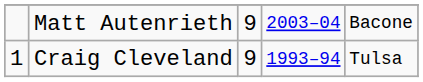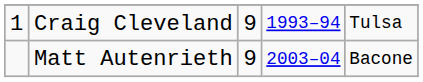rows swapped: (133, 59) <-> (133, 23)
